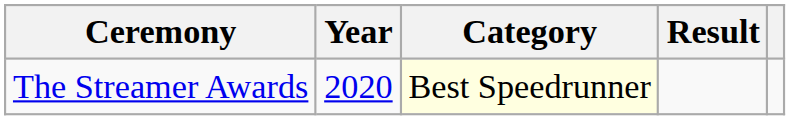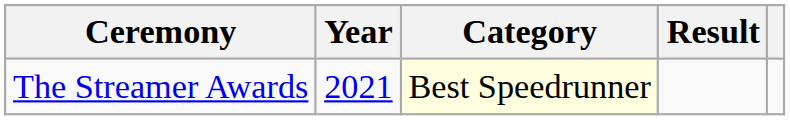(358, 85) 2020 -> (358, 85) 2021
